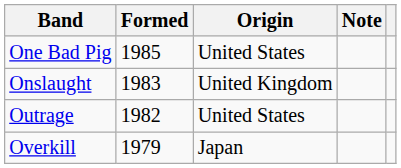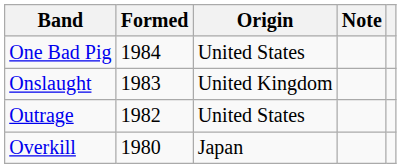(141, 52) 1985 -> (141, 52) 1984
(141, 147) 1979 -> (141, 147) 1980
